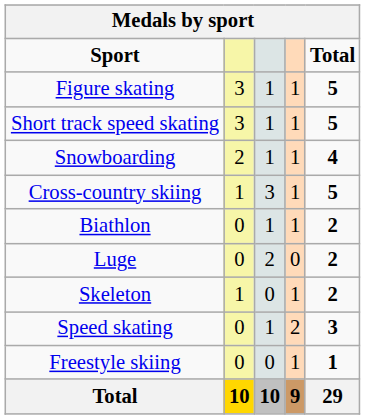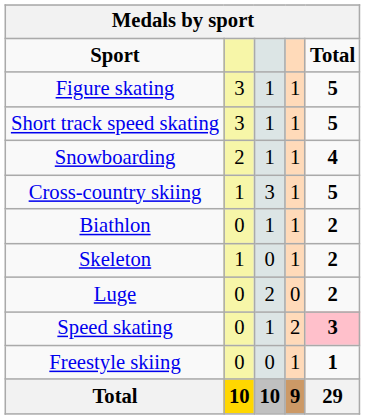rows swapped: (115, 294) <-> (115, 259)
(333, 328) no background -> (333, 328) pink background
